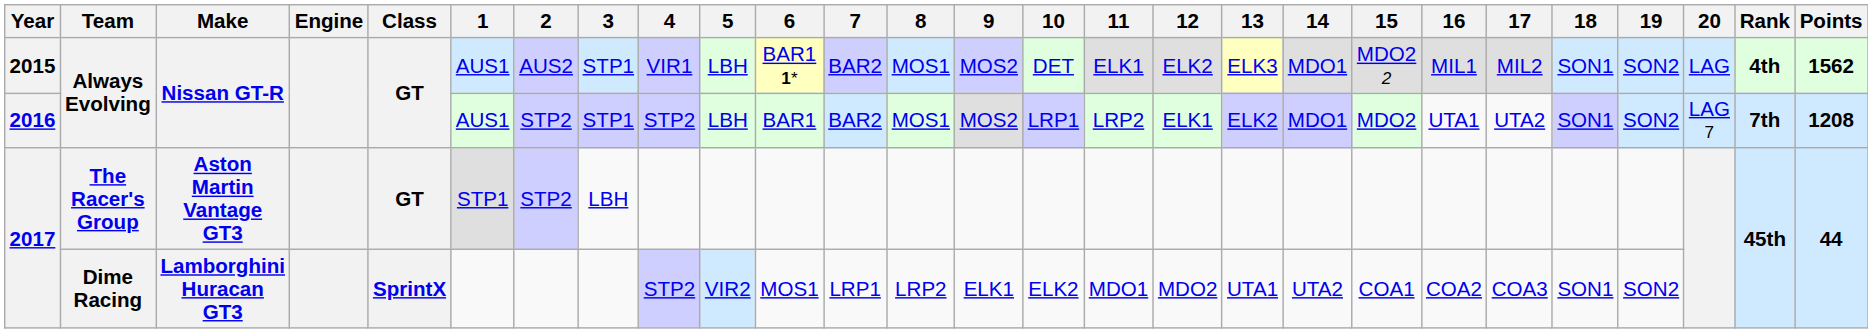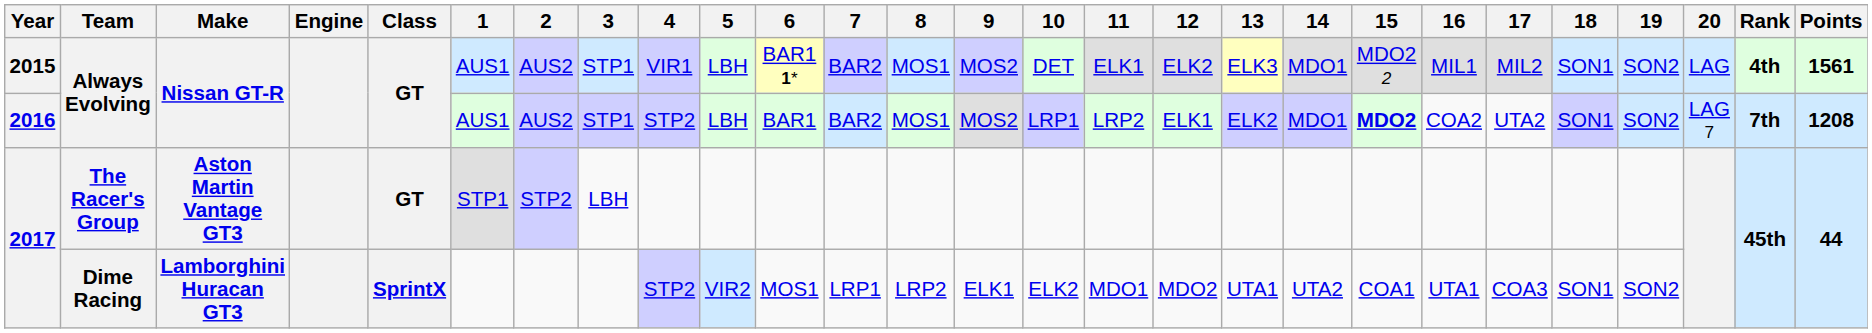(1831, 65) 1562 -> (1831, 65) 1561
(546, 121) STP2 -> (546, 121) AUS2
(1387, 121) normal -> (1387, 121) bold
(1454, 121) UTA1 -> (1454, 121) COA2
(1454, 289) COA2 -> (1454, 289) UTA1
